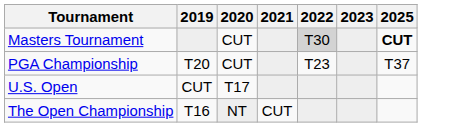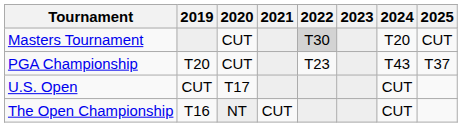+ column: (397, 16)
(397, 40) bold -> (437, 40) normal
